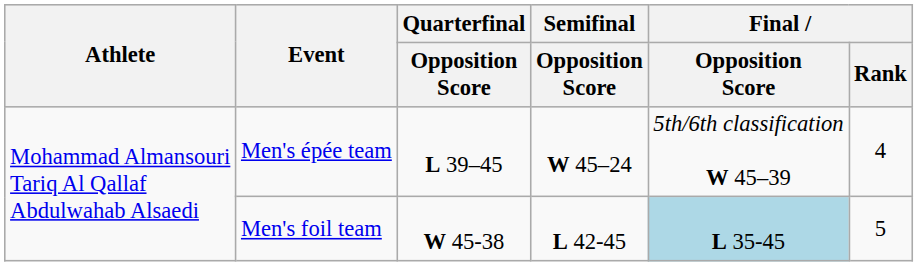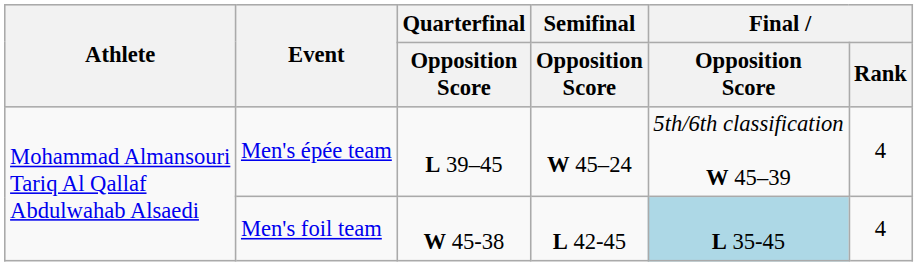(880, 228) 5 -> (880, 228) 4
